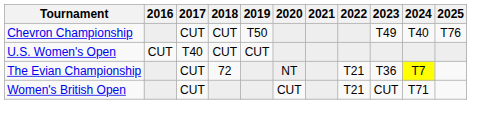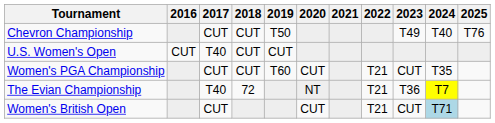+ row: (86, 71)
(192, 71) CUT -> (216, 90) T40
(418, 90) no background -> (442, 109) lightblue background
